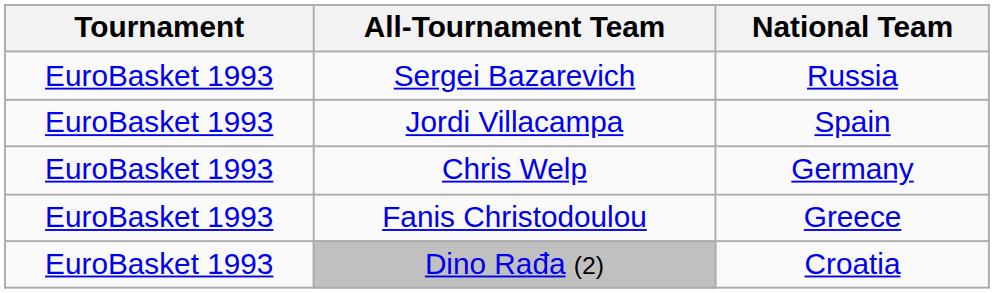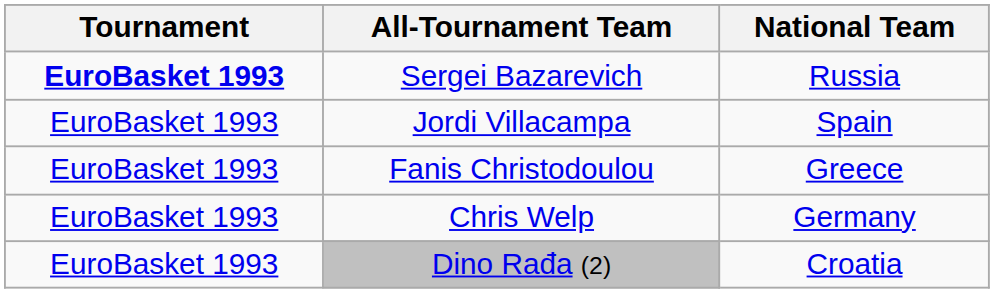(159, 75) normal -> (164, 75) bold
rows swapped: (514, 216) <-> (514, 169)
